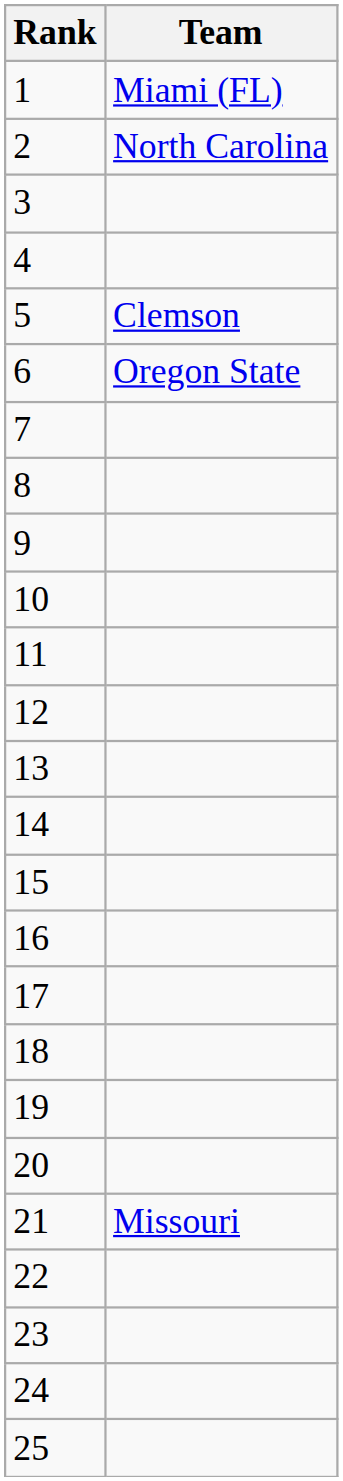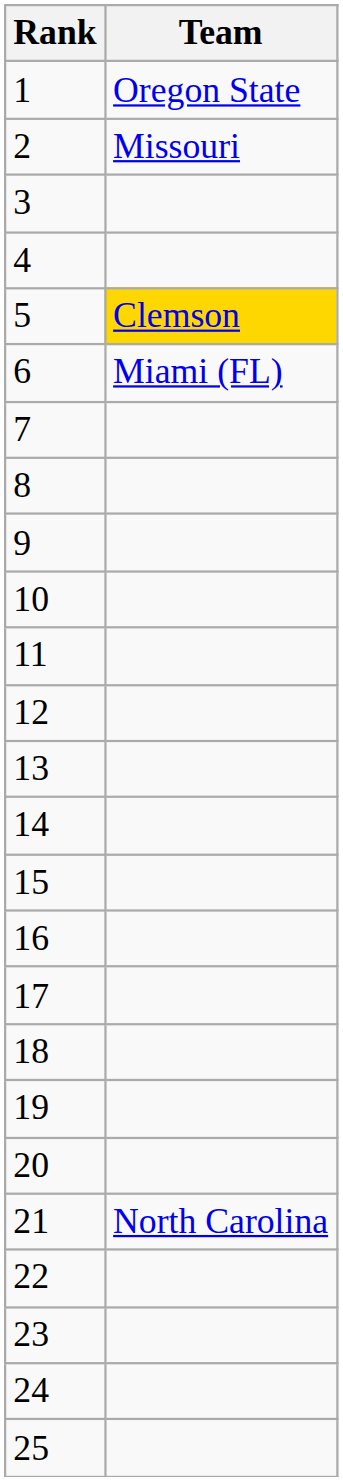(198, 89) Miami (FL) -> (207, 89) Oregon State
(221, 145) North Carolina -> (177, 145) Missouri
(177, 315) no background -> (177, 315) gold background
(207, 372) Oregon State -> (198, 372) Miami (FL)
(177, 1221) Missouri -> (221, 1221) North Carolina
